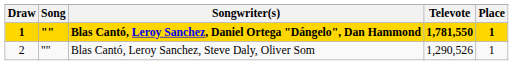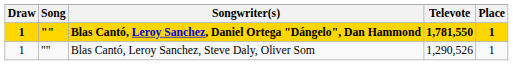(22, 50) 2 -> (22, 50) 1
